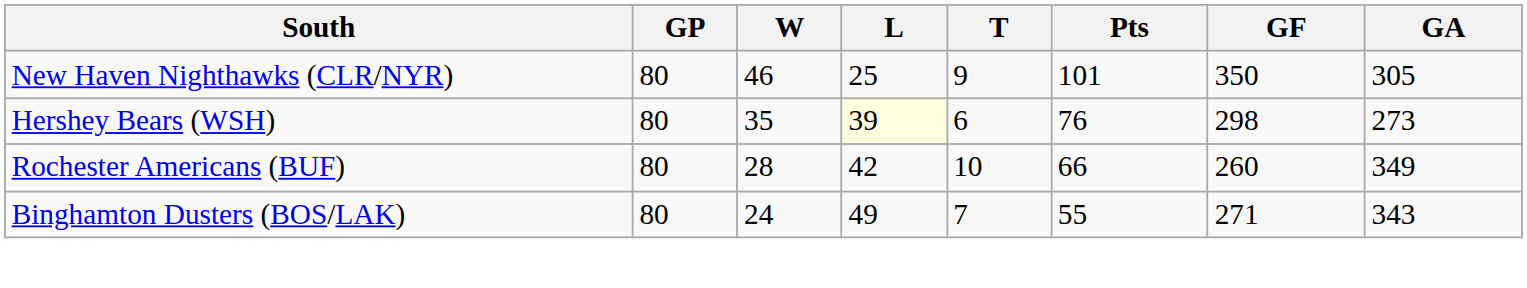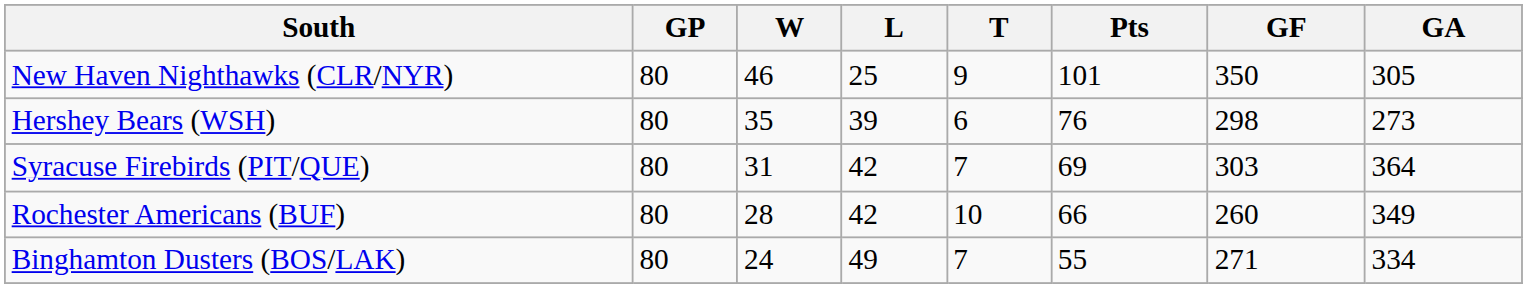(863, 120) lightyellow background -> (863, 120) no background
+ row: (191, 167)
(1394, 213) 343 -> (1394, 259) 334
